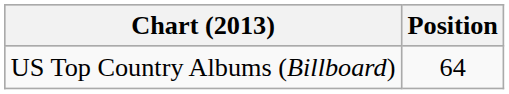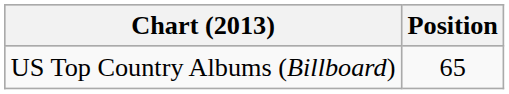(453, 66) 64 -> (453, 66) 65
